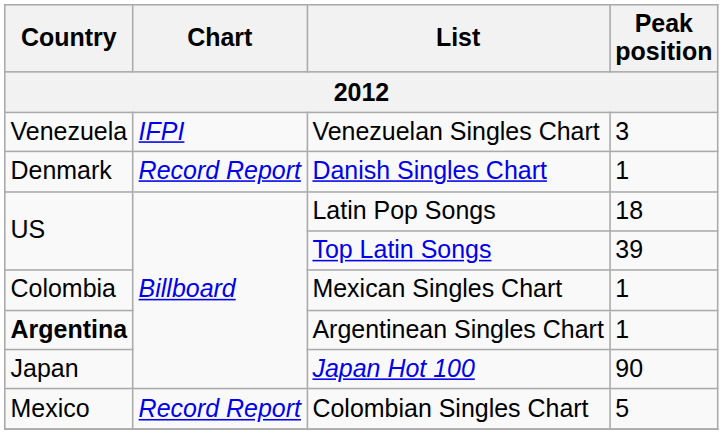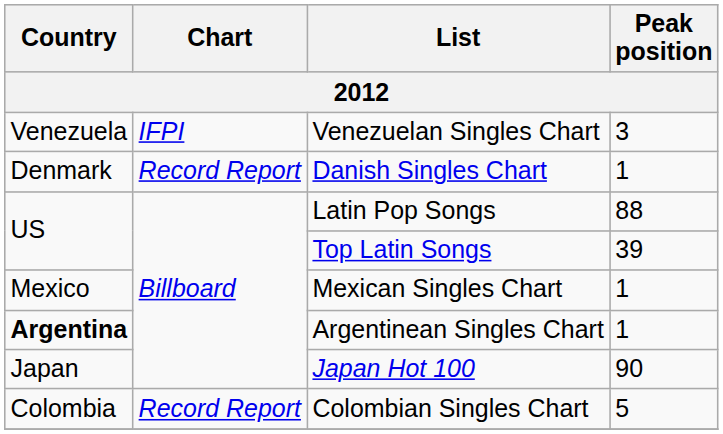(629, 210) 18 -> (629, 210) 88
(63, 289) Colombia -> (50, 289) Mexico
(50, 408) Mexico -> (63, 408) Colombia
